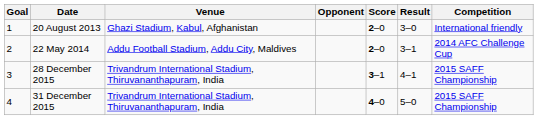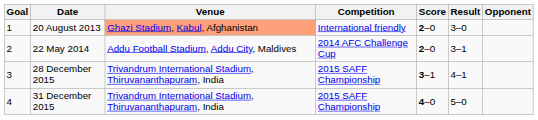columns swapped: (341, 12) <-> (483, 12)
(183, 27) no background -> (183, 27) lightsalmon background
